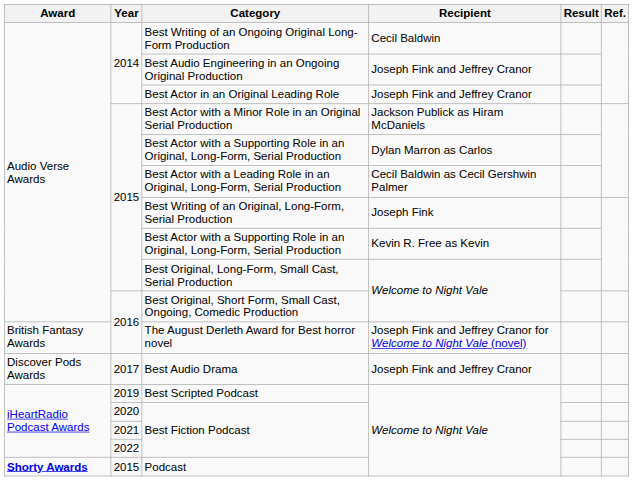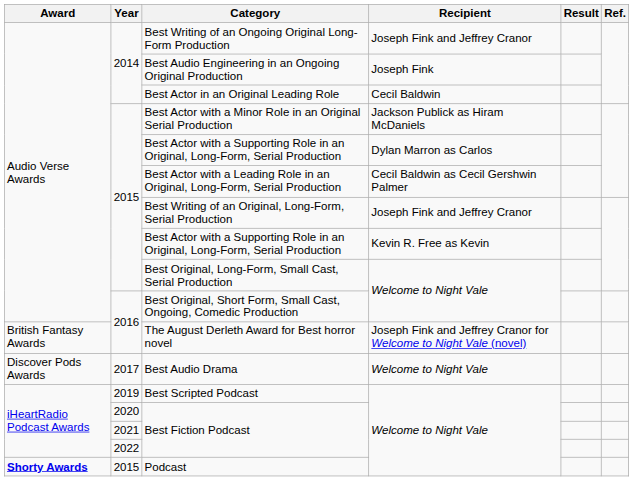(406, 38) Cecil Baldwin -> (452, 38) Joseph Fink and Jeffrey Cranor
(452, 69) Joseph Fink and Jeffrey Cranor -> (402, 69) Joseph Fink
(452, 94) Joseph Fink and Jeffrey Cranor -> (406, 94) Cecil Baldwin
(402, 212) Joseph Fink -> (452, 212) Joseph Fink and Jeffrey Cranor
(452, 368) Joseph Fink and Jeffrey Cranor -> (430, 368) Welcome to Night Vale
